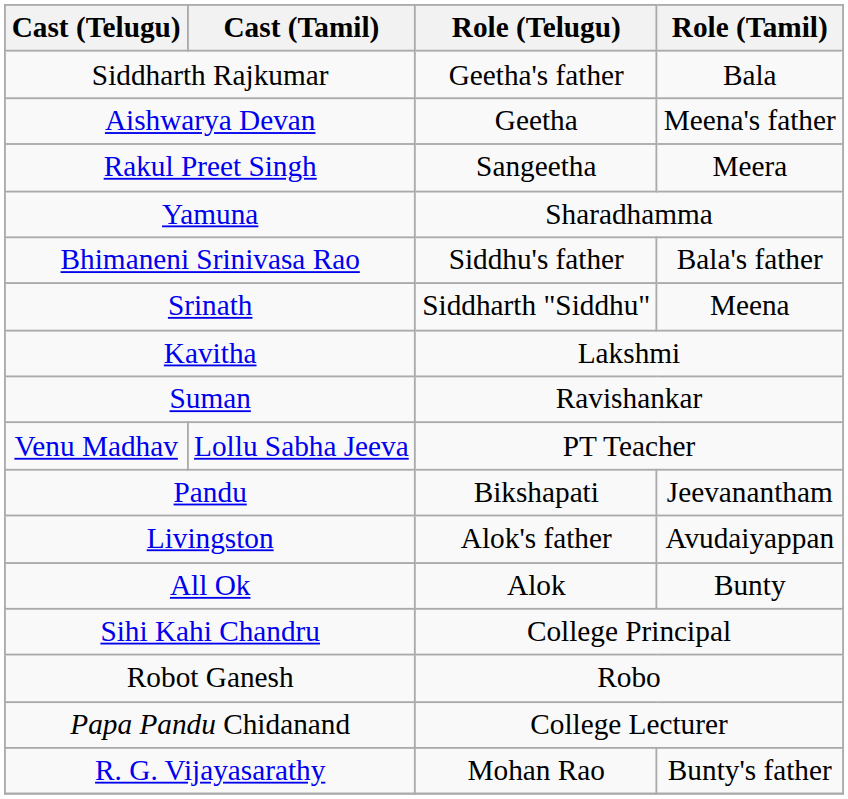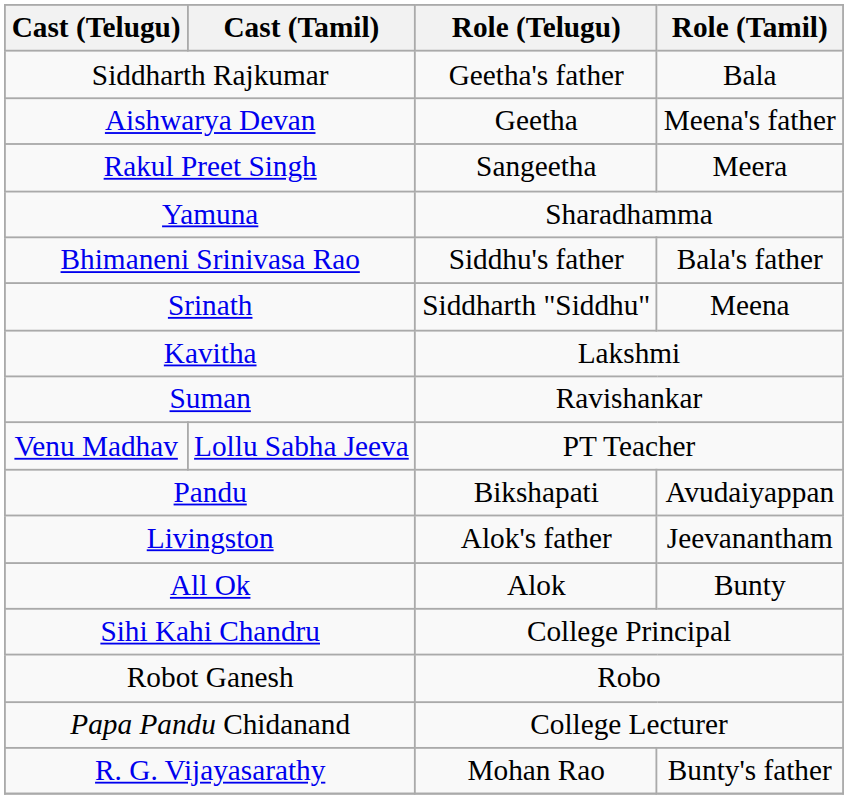(750, 492) Jeevanantham -> (750, 492) Avudaiyappan
(750, 538) Avudaiyappan -> (750, 538) Jeevanantham
